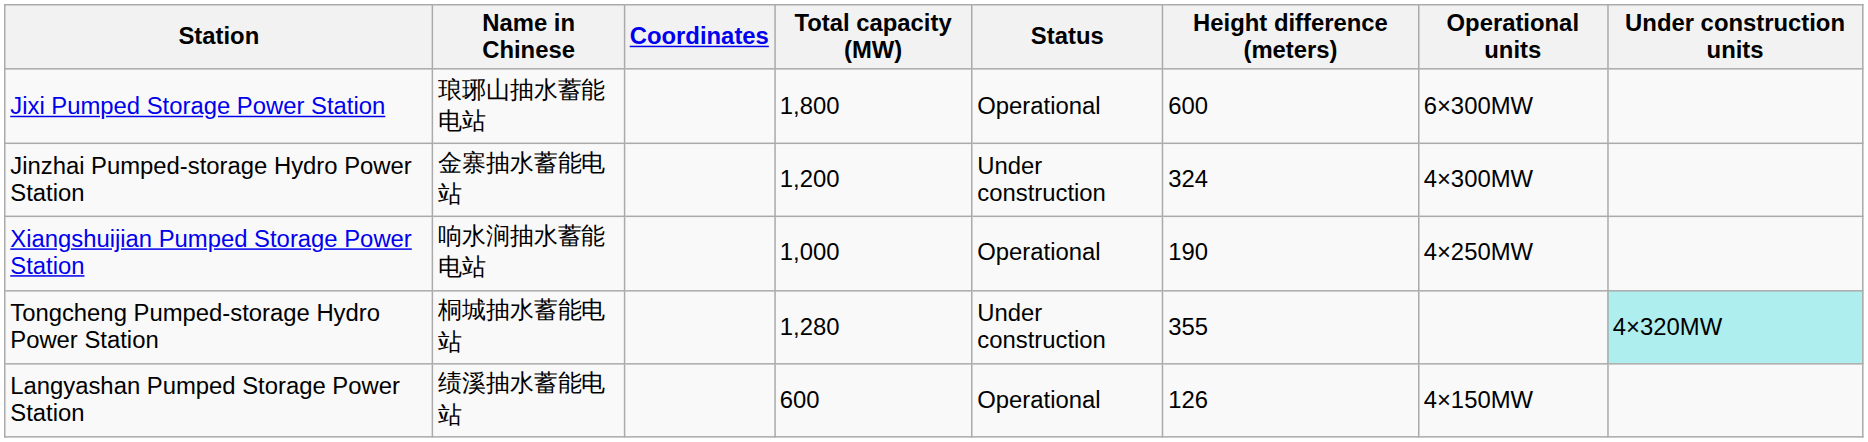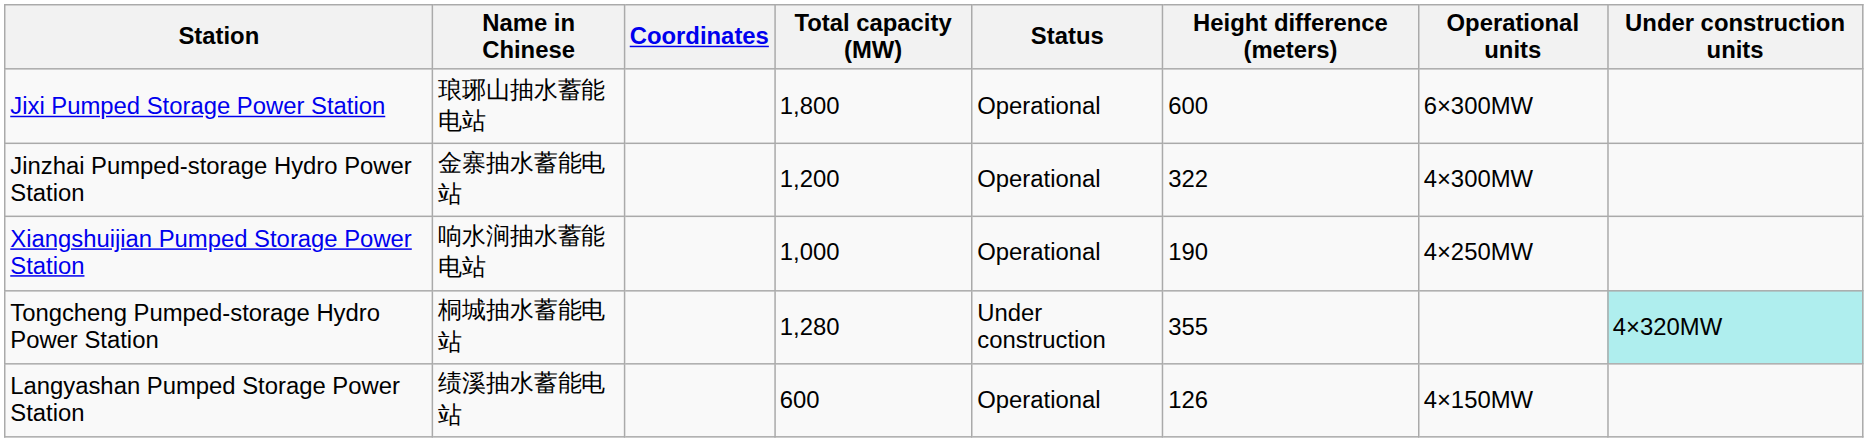(1042, 179) Under construction -> (1039, 179) Operational
(1188, 179) 324 -> (1188, 179) 322
